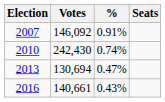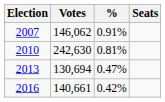(72, 32) 146,092 -> (72, 32) 146,062
(72, 50) 242,430 -> (72, 50) 242,630
(112, 50) 0.74% -> (112, 50) 0.81%
(112, 87) 0.43% -> (112, 87) 0.42%
